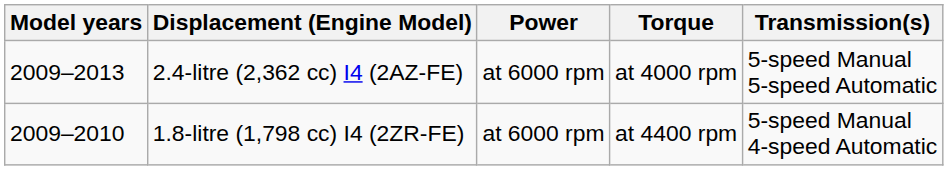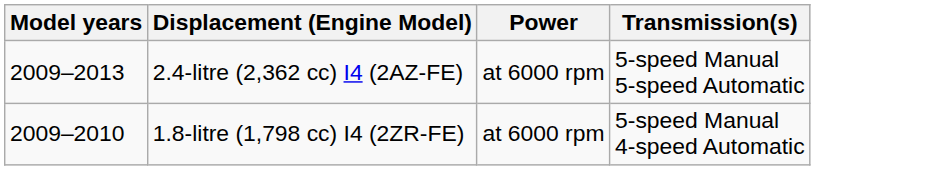- column: (676, 22)
